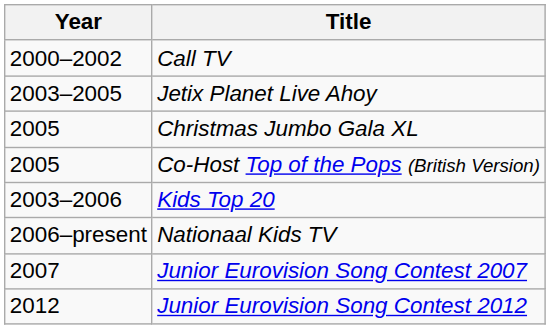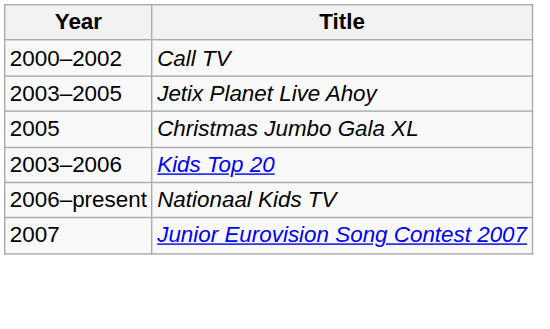- row: (349, 164)
- row: (342, 306)
